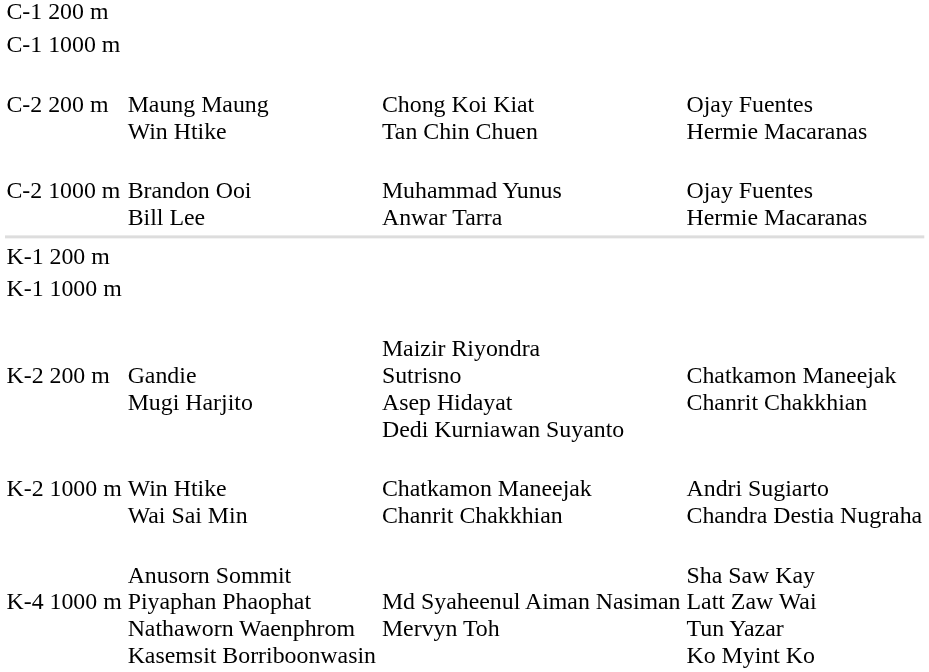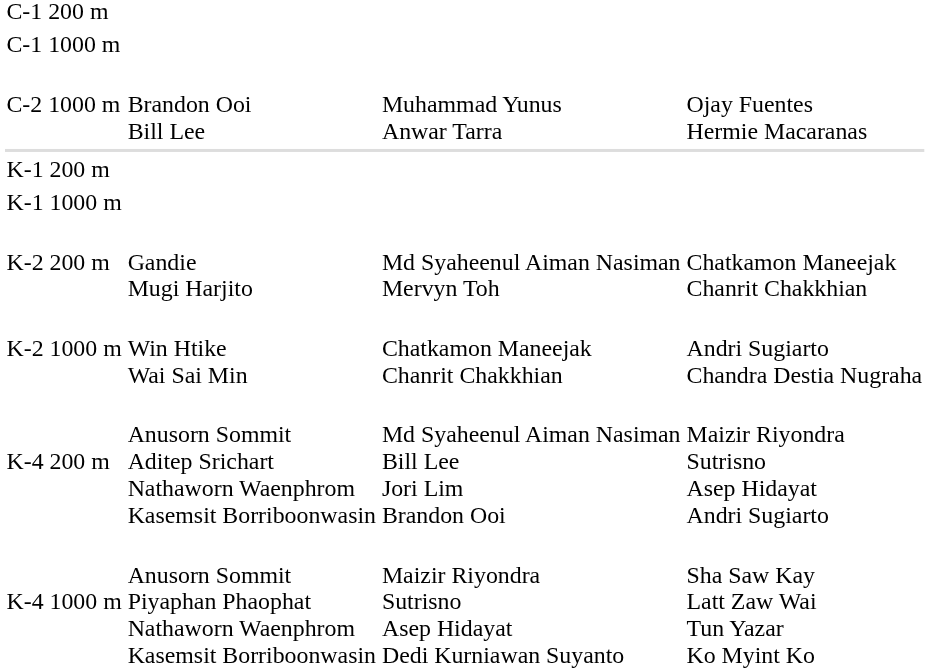- row: (57, 104)
(503, 388) Maizir Riyondra Sutrisno Asep Hidayat Dedi Kurniawan Suyanto -> (531, 275) Md Syaheenul Aiman Nasiman Mervyn Toh
+ row: (58, 461)
(531, 615) Md Syaheenul Aiman Nasiman Mervyn Toh -> (503, 615) Maizir Riyondra Sutrisno Asep Hidayat Dedi Kurniawan Suyanto
